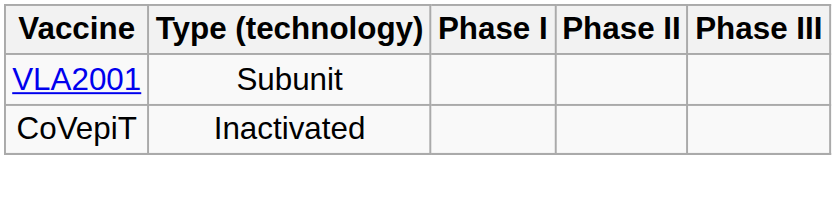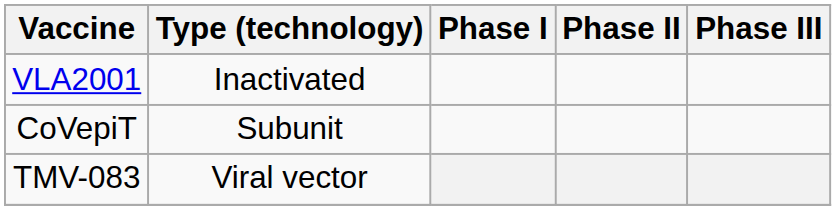(290, 79) Subunit -> (290, 79) Inactivated
(290, 128) Inactivated -> (290, 128) Subunit
+ row: (77, 178)
